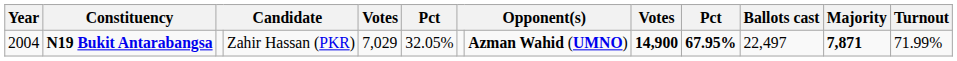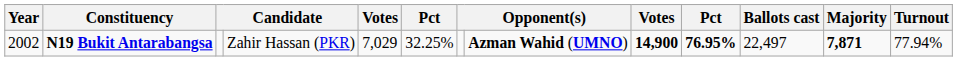(24, 43) 2004 -> (24, 43) 2002
(429, 43) 32.05% -> (429, 43) 32.25%
(711, 43) 67.95% -> (711, 43) 76.95%
(918, 43) 71.99% -> (918, 43) 77.94%
